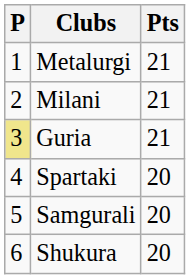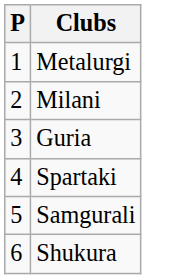- column: (163, 23)
(16, 138) khaki background -> (16, 138) no background
